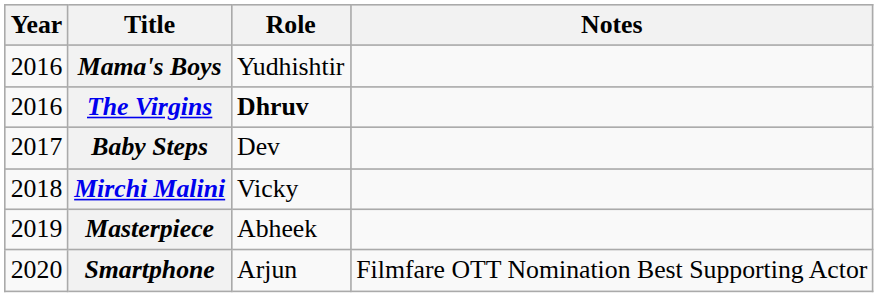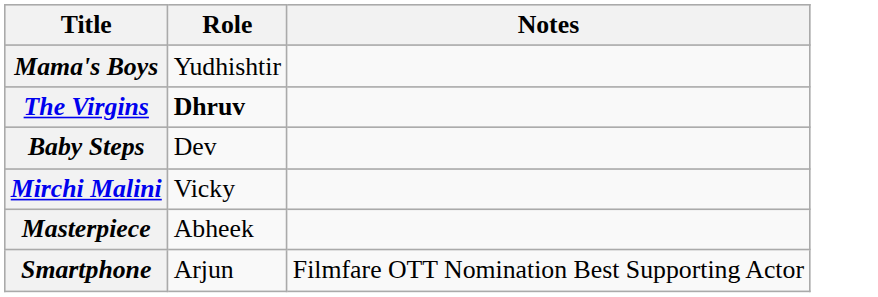- column: (36, 24)
